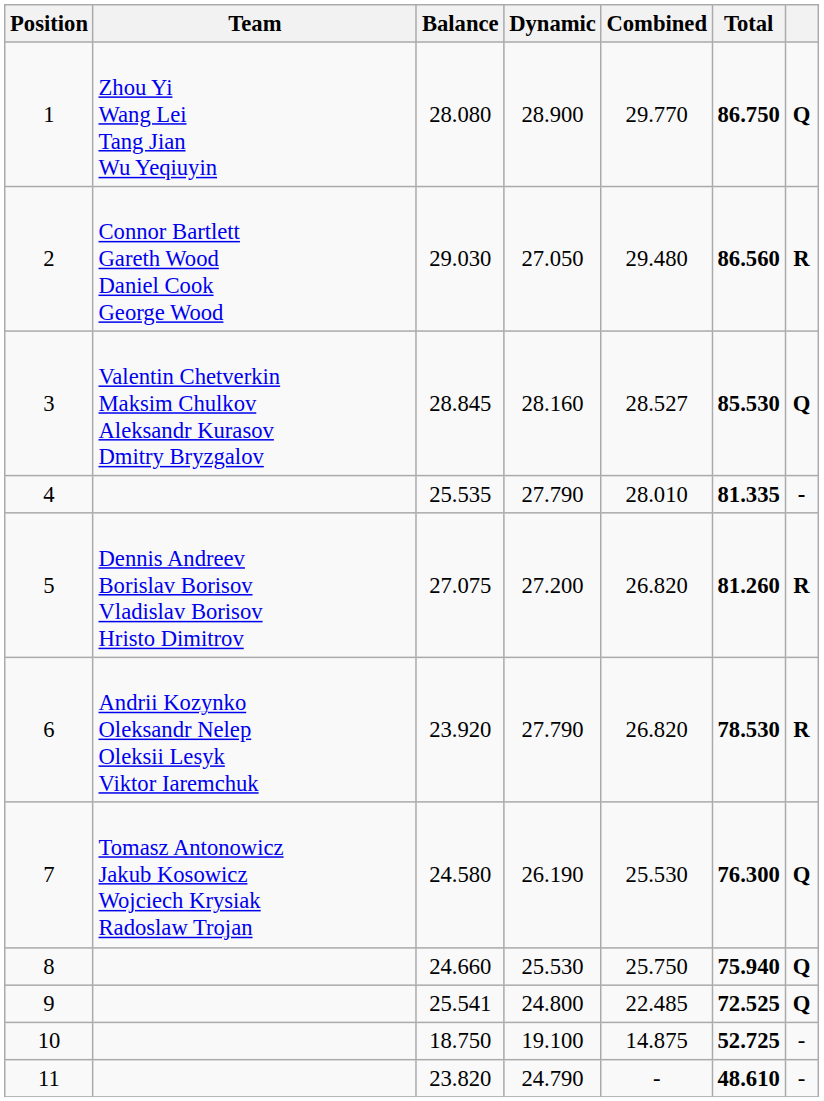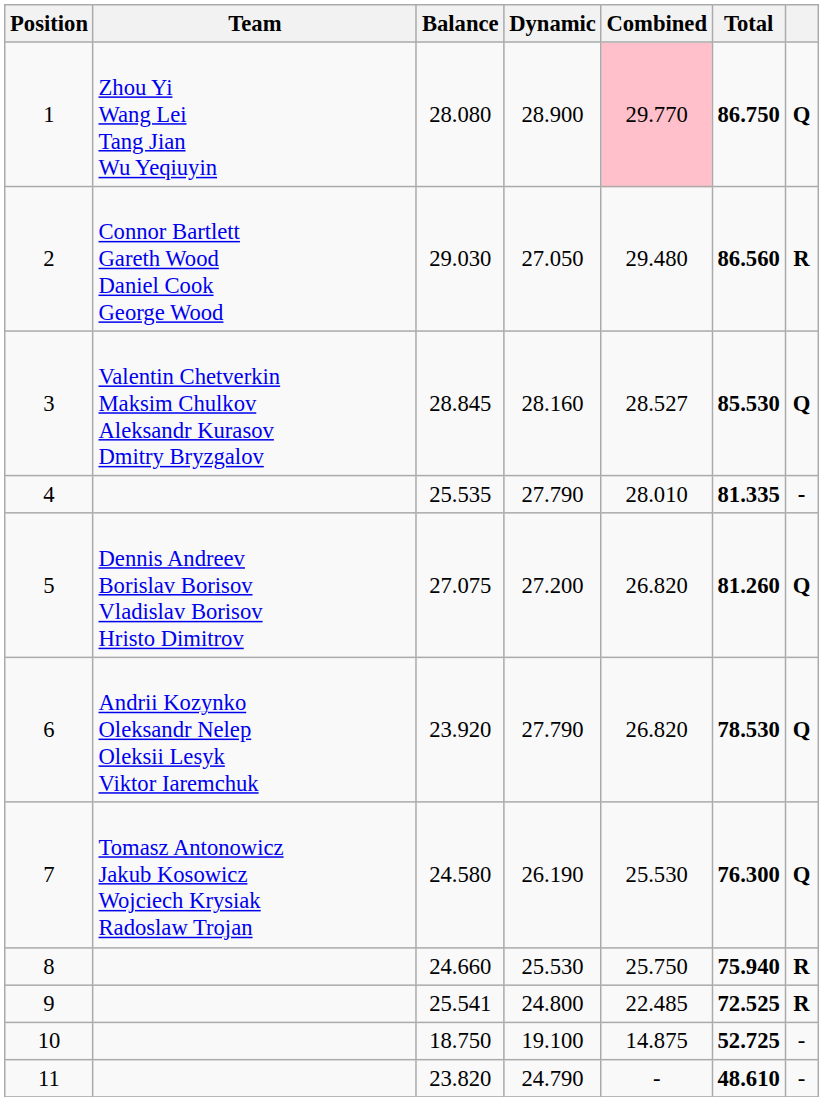(657, 114) no background -> (657, 114) pink background
(801, 585) R -> (801, 585) Q
(801, 730) R -> (801, 730) Q
(801, 965) Q -> (801, 965) R
(801, 1003) Q -> (801, 1003) R
